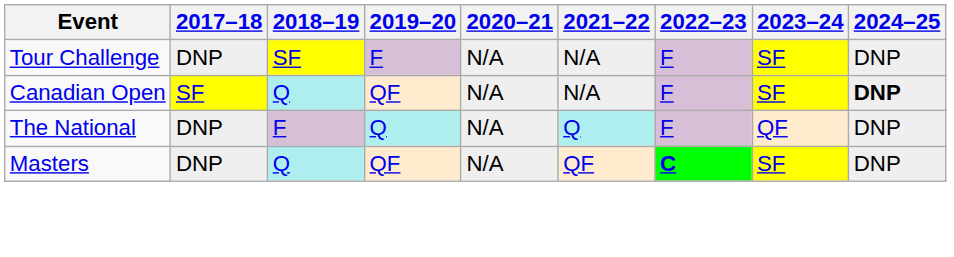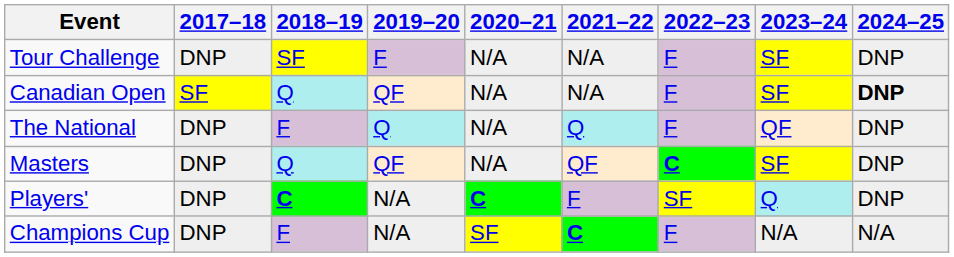+ row: (49, 198)
+ row: (90, 233)
